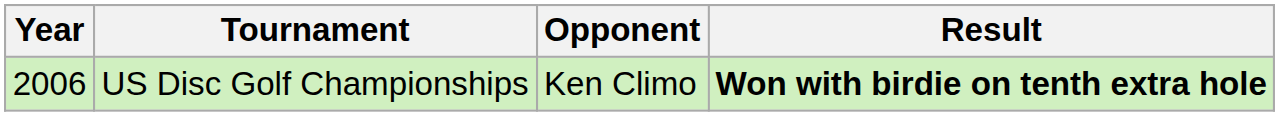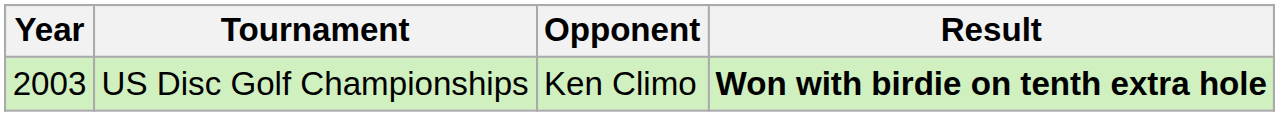(50, 83) 2006 -> (50, 83) 2003
